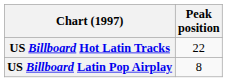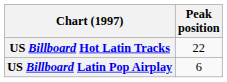(199, 67) 8 -> (199, 67) 6
